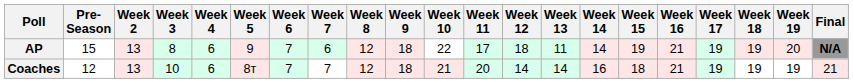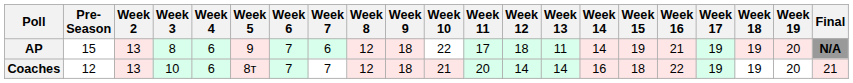(677, 69) 21 -> (677, 69) 22
(793, 69) 19 -> (793, 69) 20
